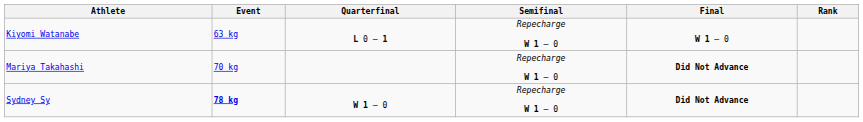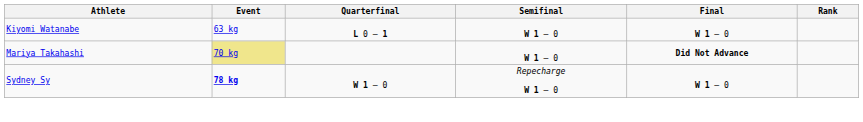(541, 34) Repecharge W 1 – 0 -> (541, 34) W 1 – 0
(226, 67) no background -> (226, 52) khaki background
(541, 67) Repecharge W 1 – 0 -> (541, 57) W 1 – 0
(712, 100) Did Not Advance -> (712, 85) W 1 – 0
